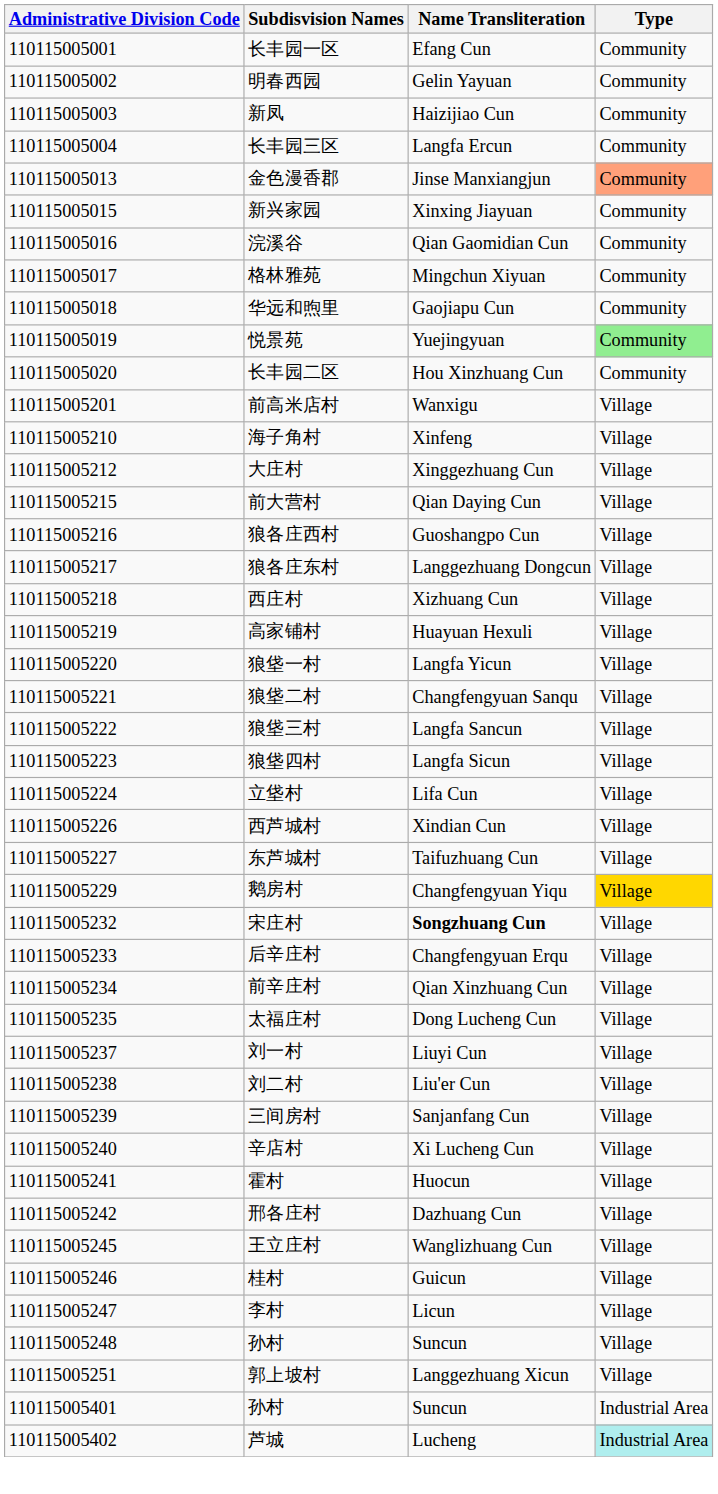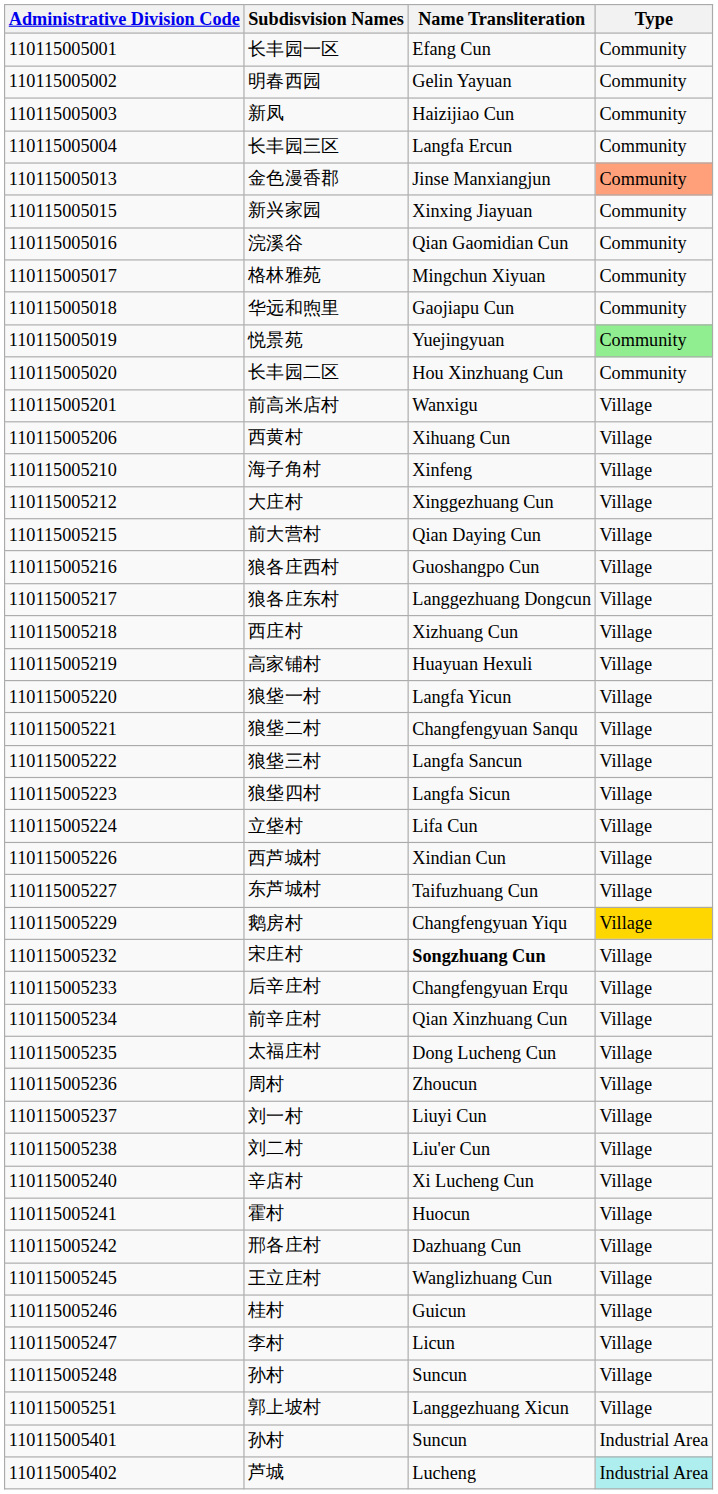+ row: (63, 437)
+ row: (63, 1084)
- row: (63, 1117)
